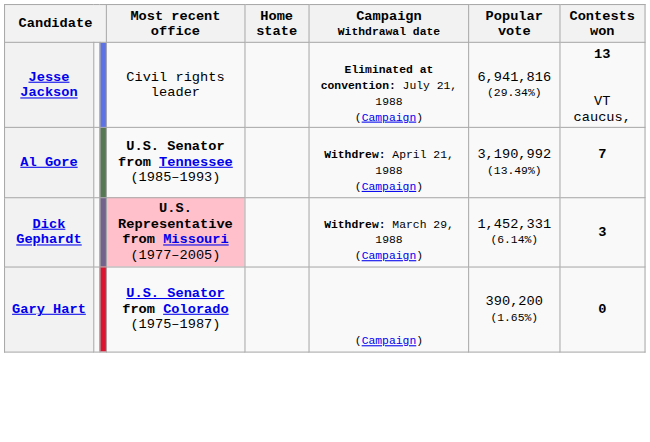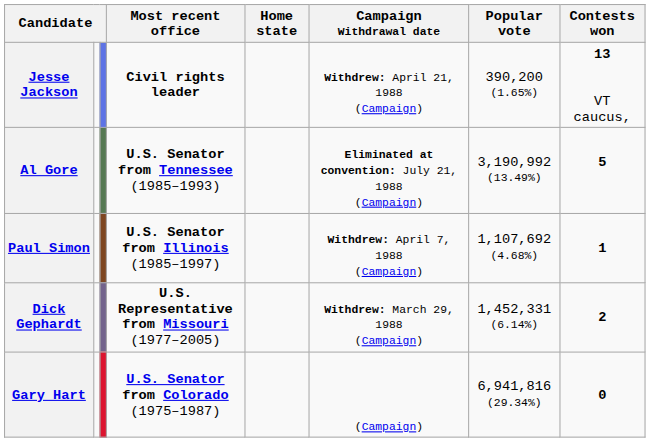(175, 85) normal -> (175, 85) bold
(389, 94) Eliminated at convention: July 21, 1988 (Campaign) -> (389, 94) Withdrew: April 21, 1988 (Campaign)
(514, 85) 6,941,816 (29.34%) -> (514, 85) 390,200 (1.65%)
(389, 171) Withdrew: April 21, 1988 (Campaign) -> (389, 179) Eliminated at convention: July 21, 1988 (Campaign)
(602, 155) 7 -> (602, 163) 5
+ row: (49, 248)
(175, 232) pink background -> (175, 317) no background
(602, 232) 3 -> (602, 317) 2
(514, 309) 390,200 (1.65%) -> (514, 394) 6,941,816 (29.34%)
